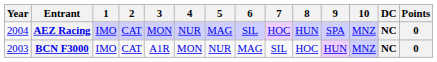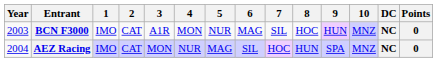rows swapped: (62, 48) <-> (62, 30)
